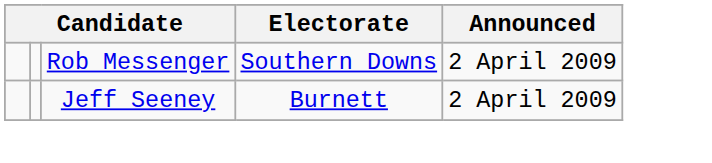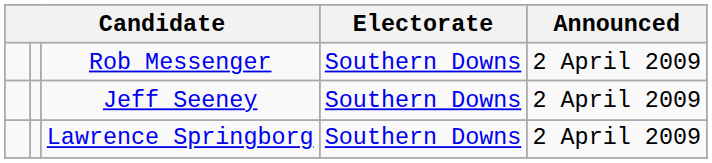(339, 100) Burnett -> (423, 100) Southern Downs
+ row: (180, 138)
